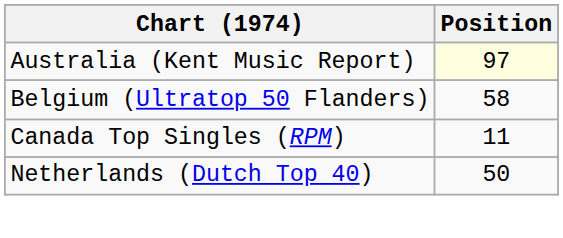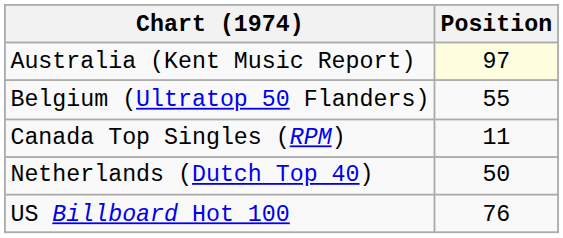(496, 100) 58 -> (496, 100) 55
+ row: (150, 213)
